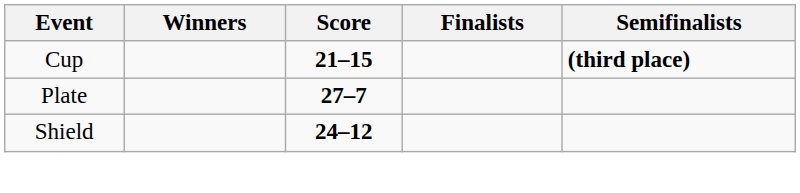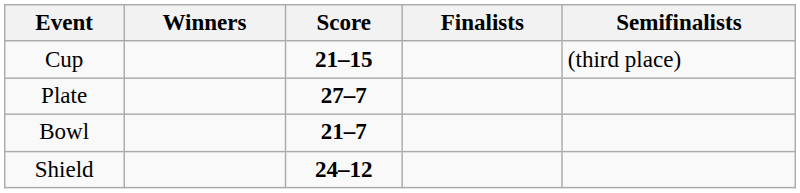(629, 59) bold -> (624, 59) normal
+ row: (64, 132)
